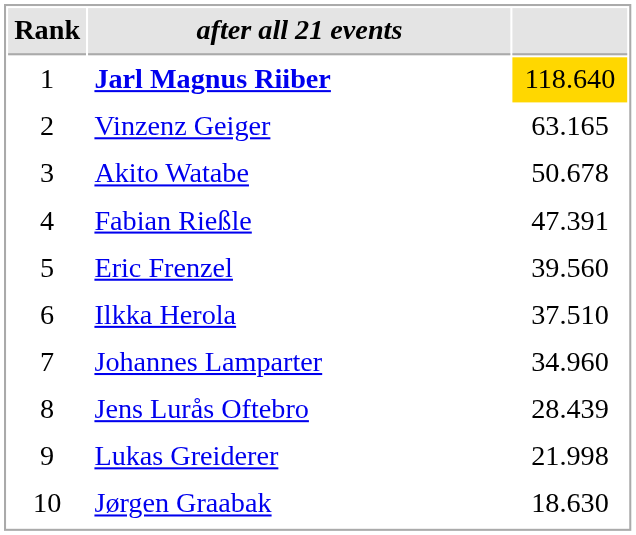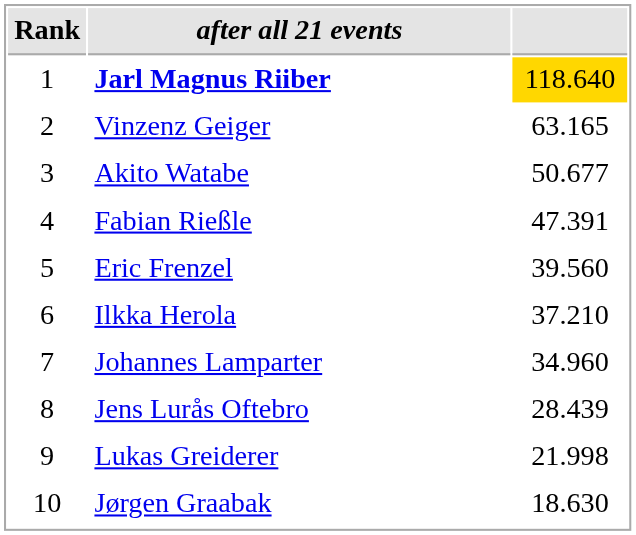(570, 173) 50.678 -> (570, 173) 50.677
(570, 315) 37.510 -> (570, 315) 37.210
